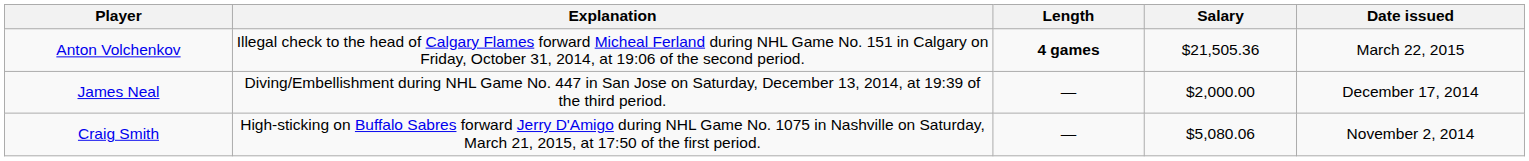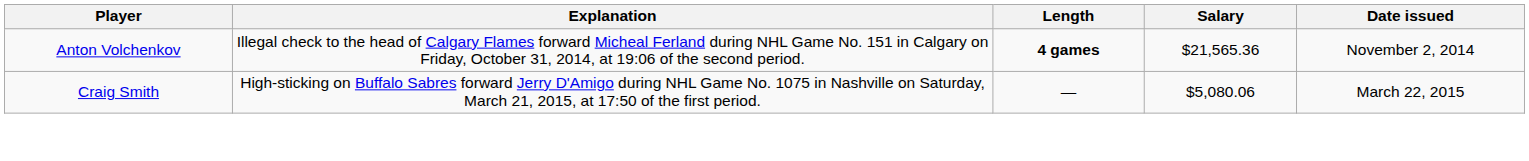(1220, 50) $21,505.36 -> (1220, 50) $21,565.36
(1410, 50) March 22, 2015 -> (1410, 50) November 2, 2014
- row: (118, 92)
(1410, 134) November 2, 2014 -> (1410, 92) March 22, 2015
